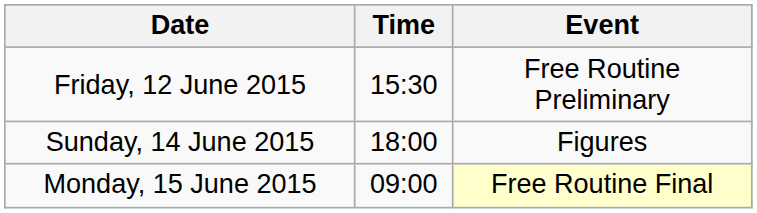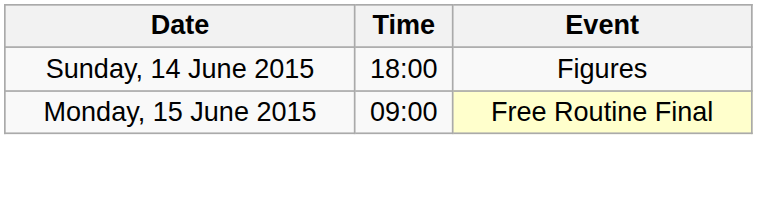- row: (180, 84)
